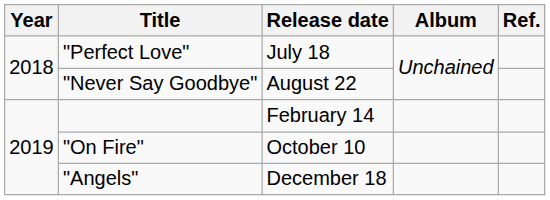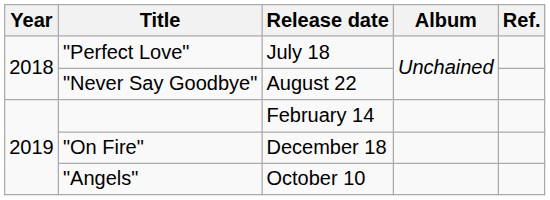(316, 147) October 10 -> (326, 147) December 18
(326, 178) December 18 -> (316, 178) October 10
